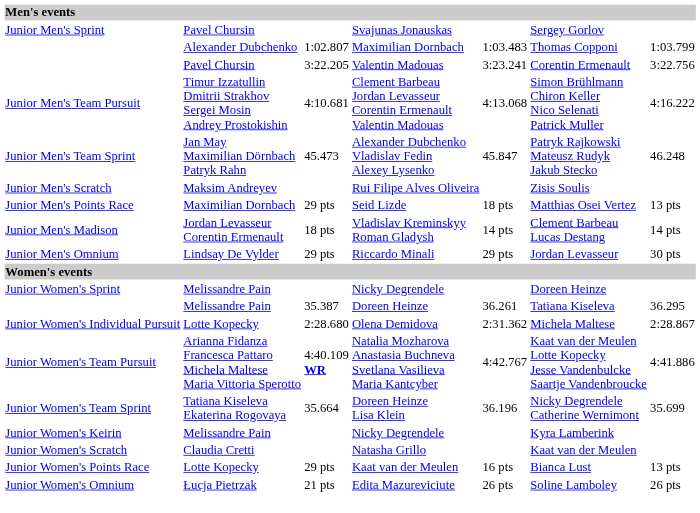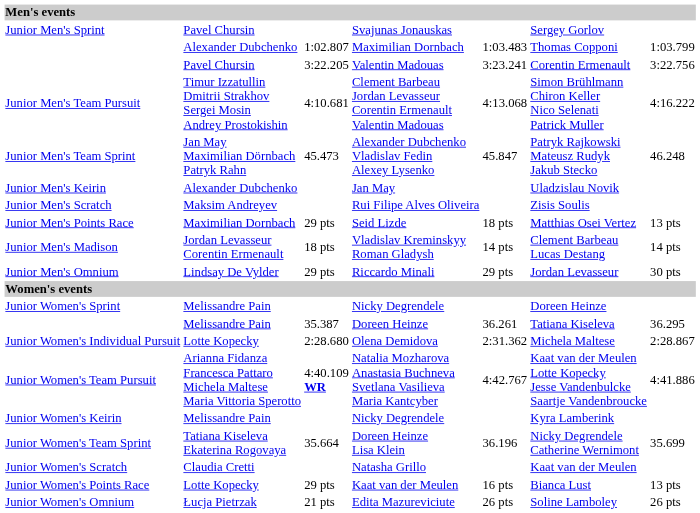+ row: (56, 187)
rows swapped: (78, 408) <-> (63, 432)
